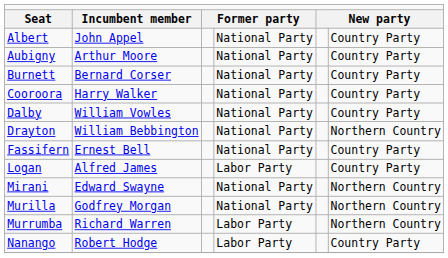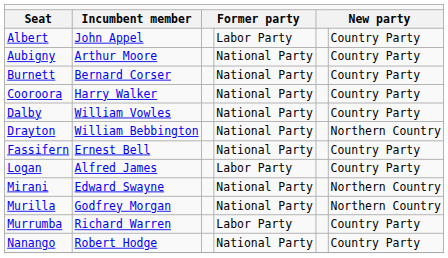(265, 38) National Party -> (254, 38) Labor Party
(386, 224) Northern Country -> (375, 224) Country Party
(254, 243) Labor Party -> (265, 243) National Party
